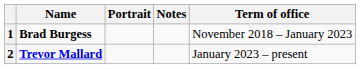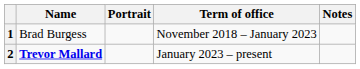columns swapped: (272, 14) <-> (171, 14)
(55, 34) bold -> (53, 34) normal
